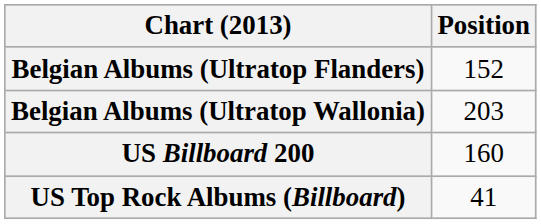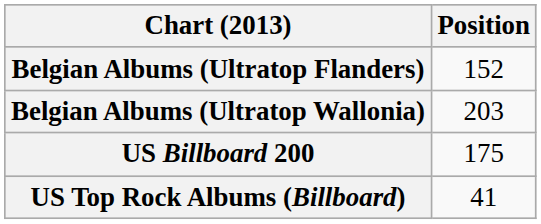(484, 153) 160 -> (484, 153) 175
